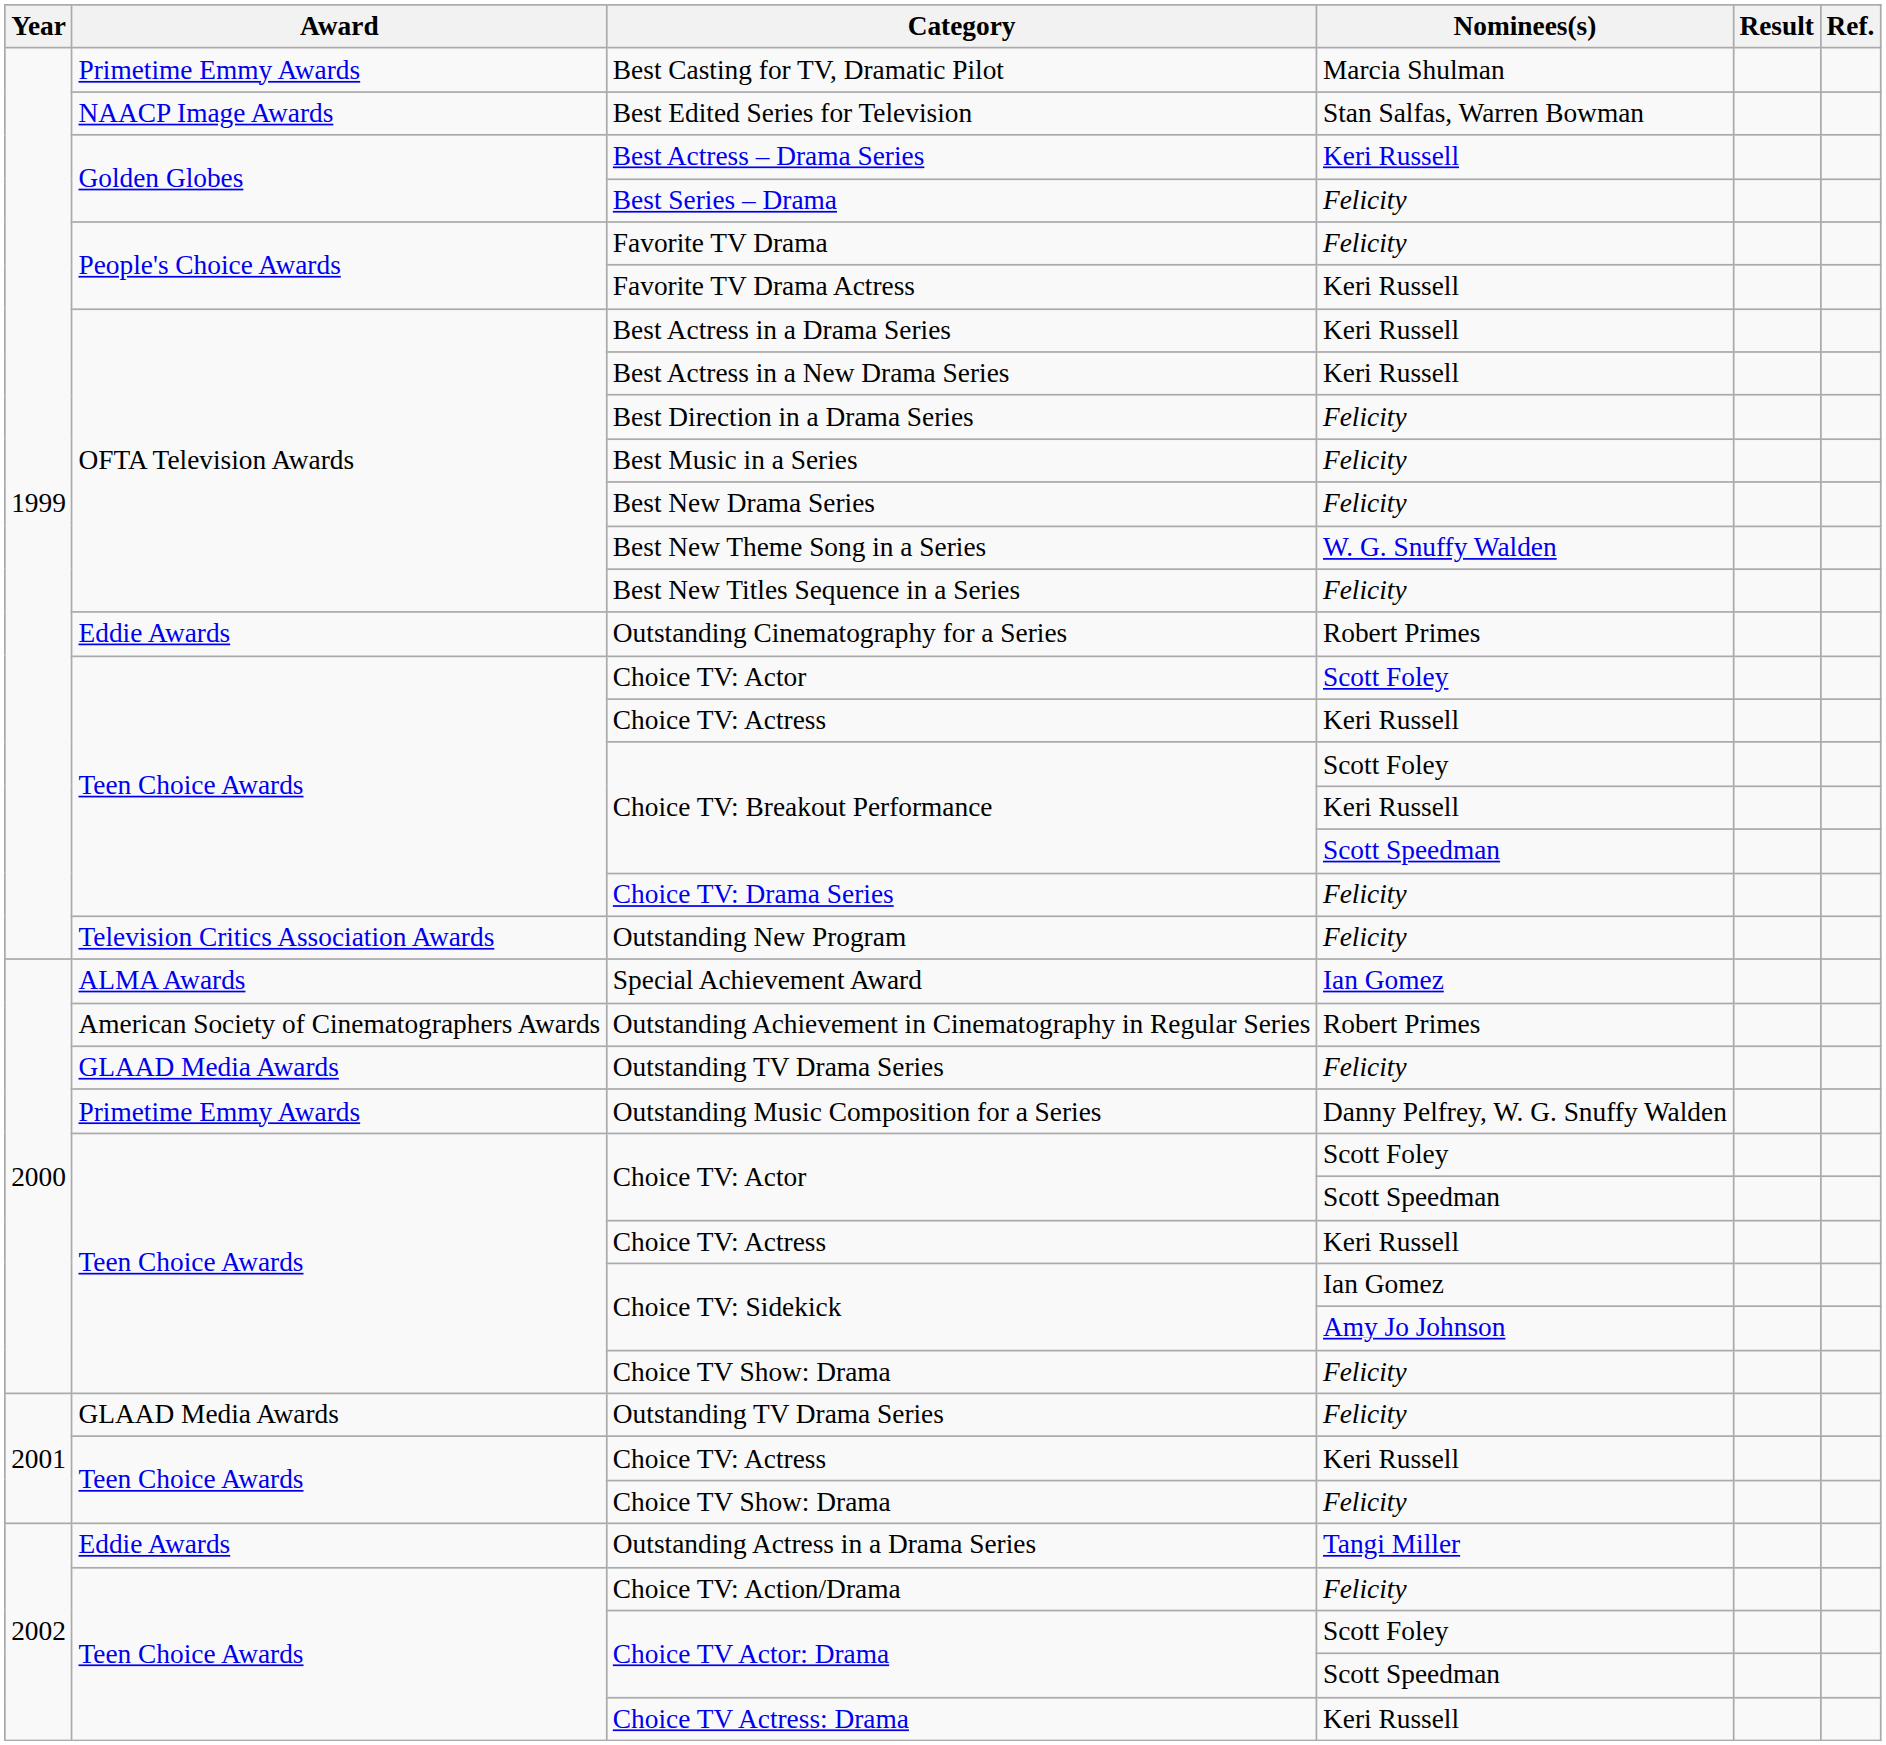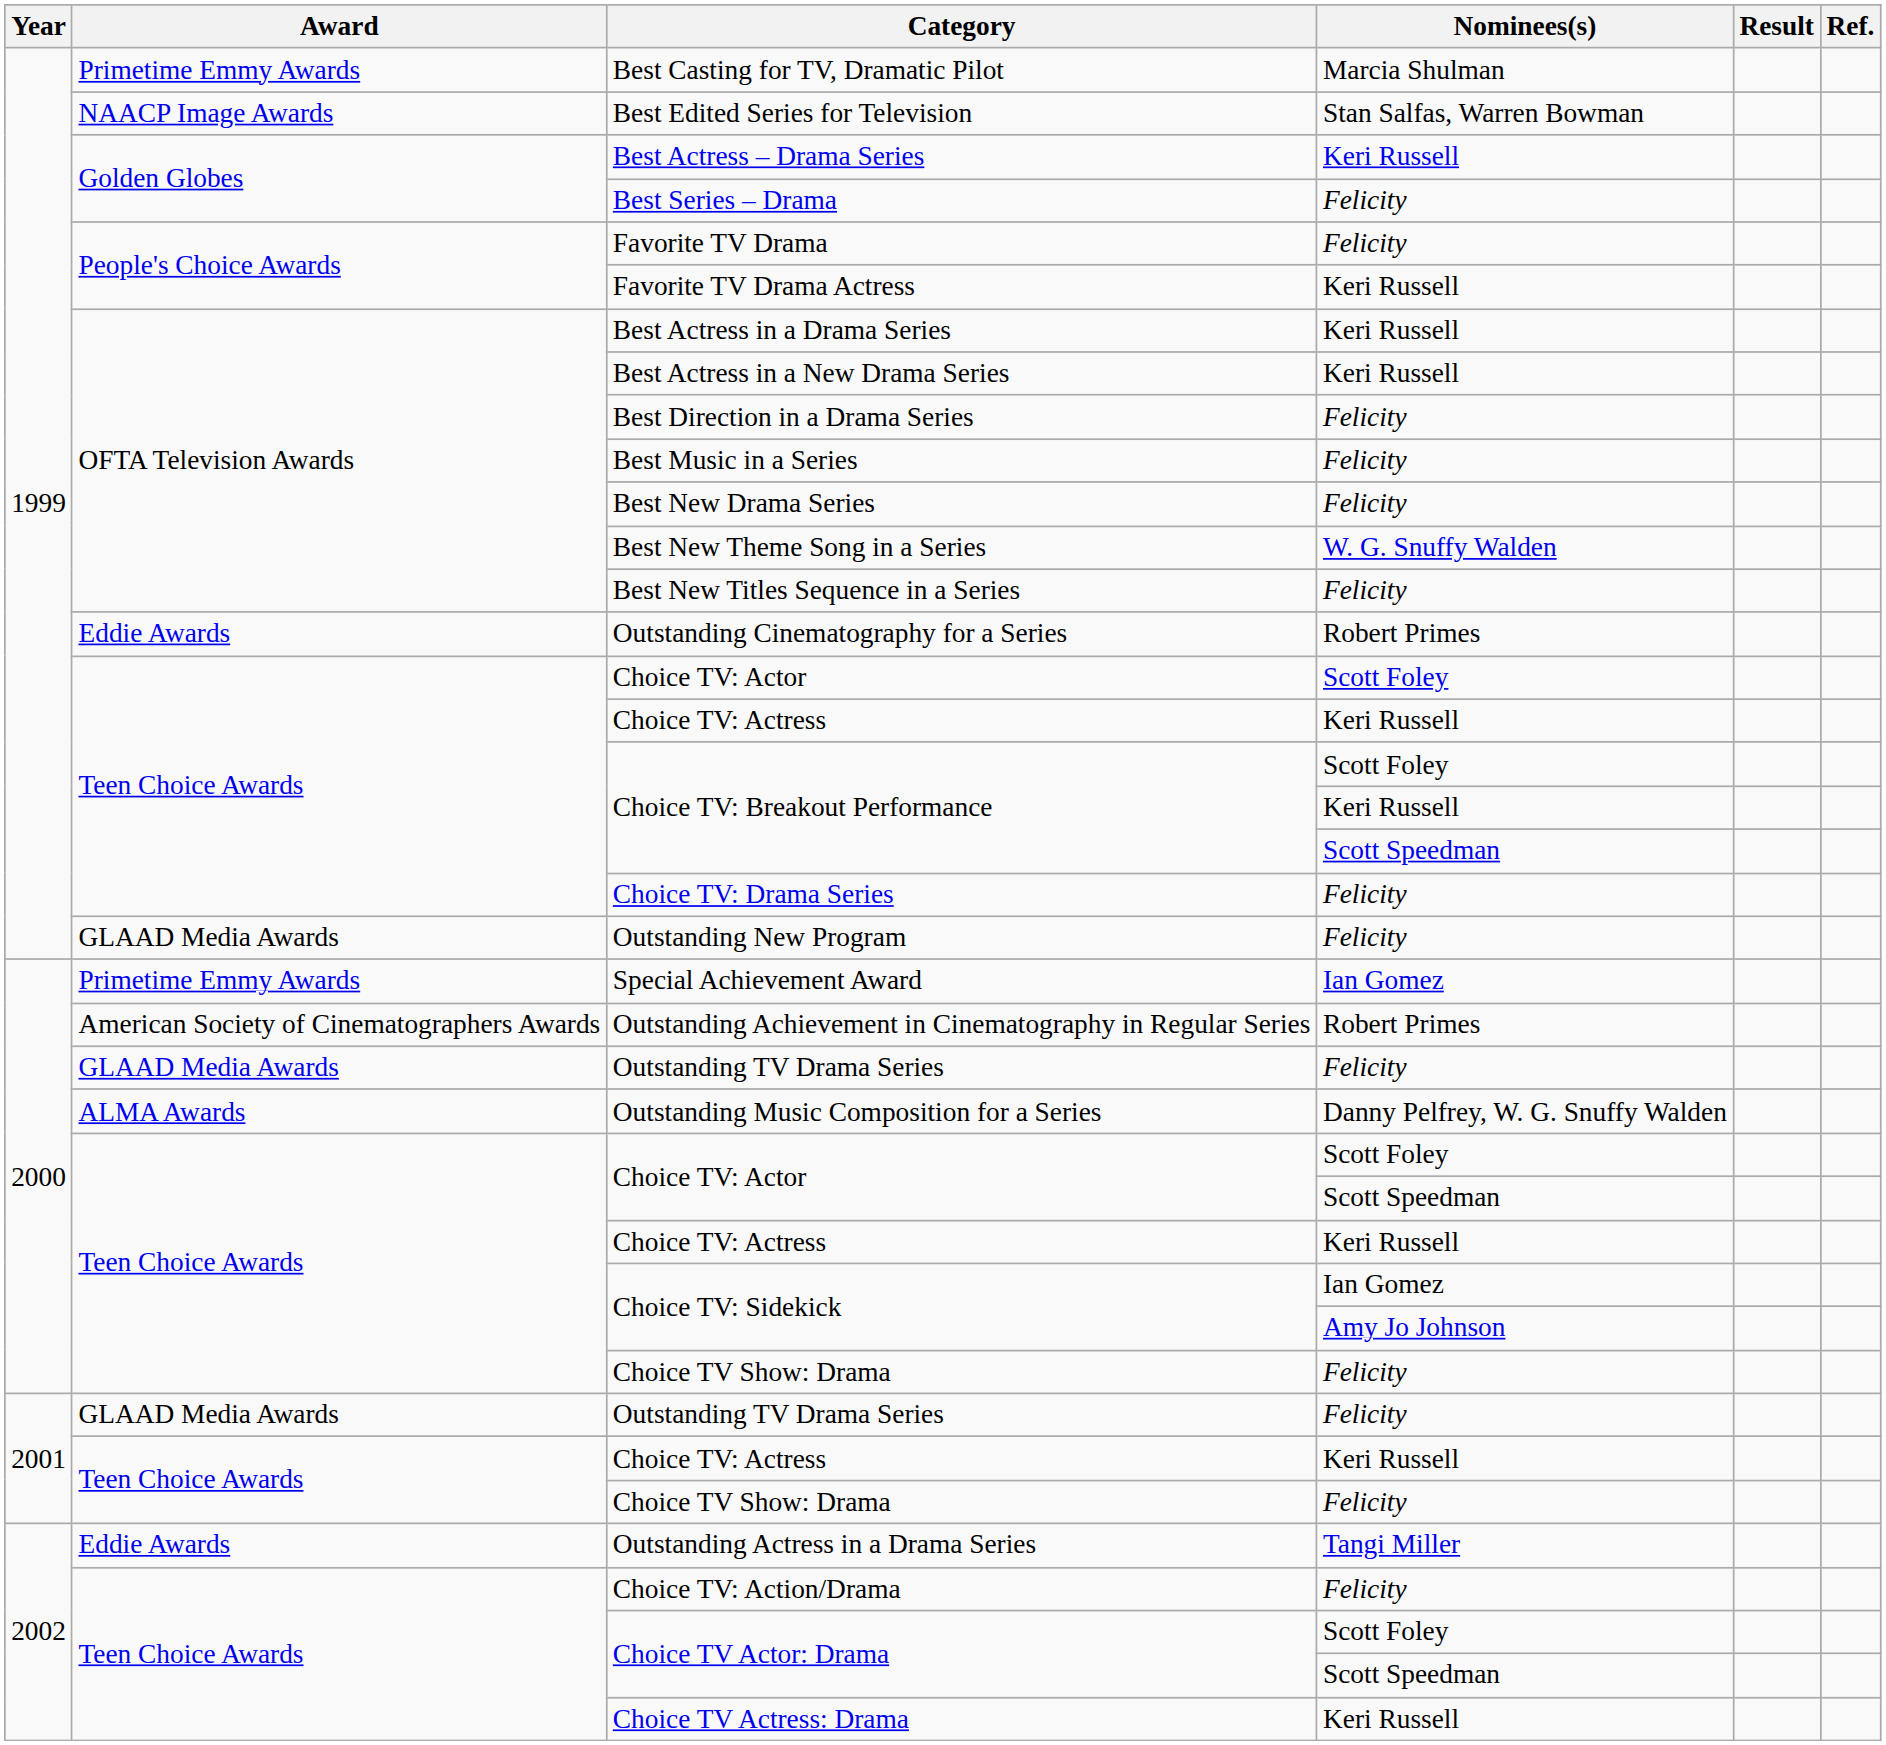(286, 937) Television Critics Association Awards -> (209, 937) GLAAD Media Awards
(162, 980) ALMA Awards -> (219, 980) Primetime Emmy Awards
(219, 1110) Primetime Emmy Awards -> (162, 1110) ALMA Awards
